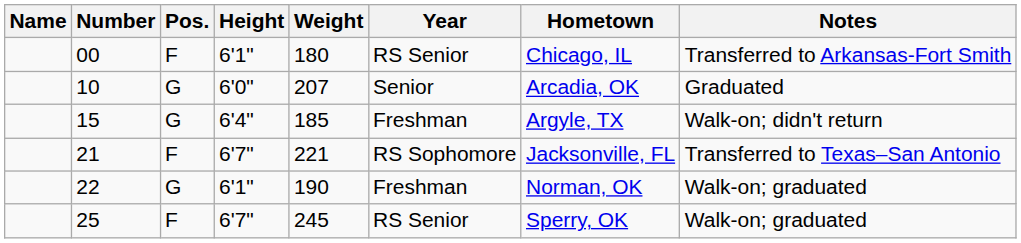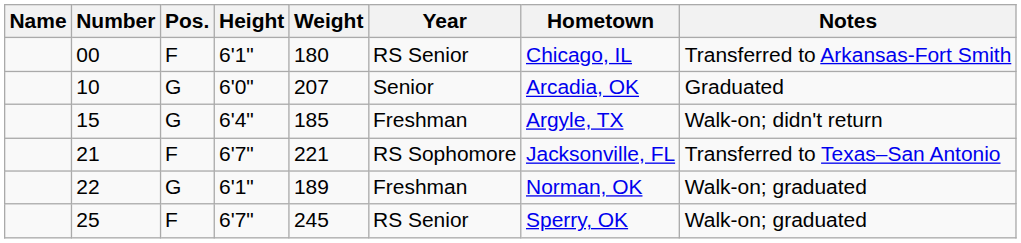(311, 187) 190 -> (311, 187) 189
